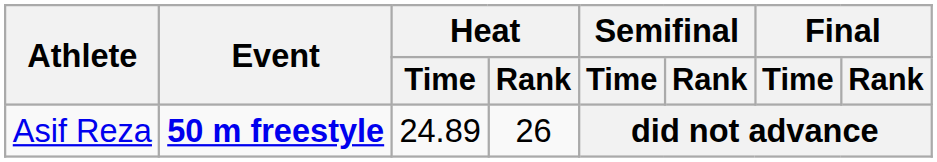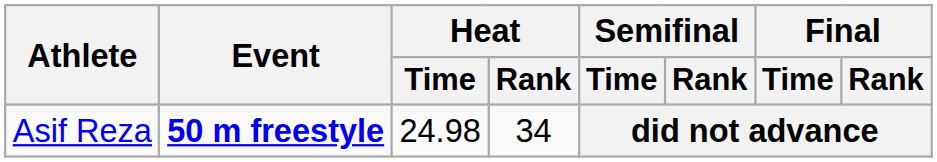(440, 131) 24.89 -> (440, 131) 24.98
(533, 131) 26 -> (533, 131) 34
